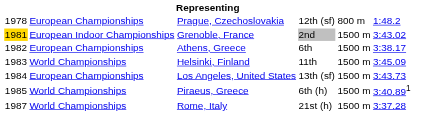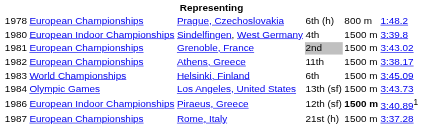(317, 21) 12th (sf) -> (320, 21) 6th (h)
+ row: (240, 34)
(16, 34) gold background -> (16, 48) no background
(102, 34) European Indoor Championships -> (86, 48) European Championships
(305, 48) 6th -> (315, 62) 11th
(308, 62) 11th -> (312, 75) 6th
(86, 75) European Championships -> (65, 89) Olympic Games
(16, 90) 1985 -> (16, 104) 1986
(78, 90) World Championships -> (102, 104) European Indoor Championships
(313, 90) 6th (h) -> (324, 104) 12th (sf)
(354, 90) normal -> (361, 104) bold
(78, 105) World Championships -> (86, 119) European Championships
